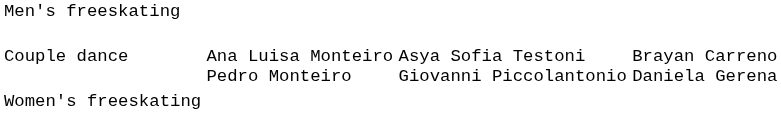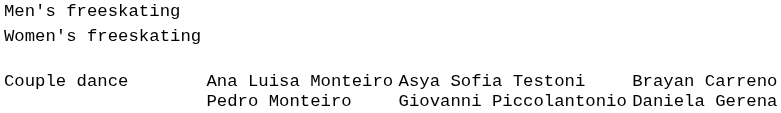rows swapped: (103, 101) <-> (66, 56)
